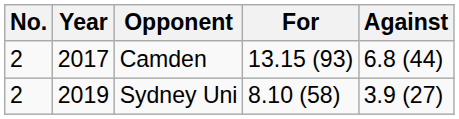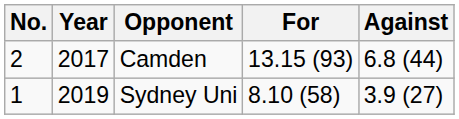(16, 95) 2 -> (16, 95) 1
